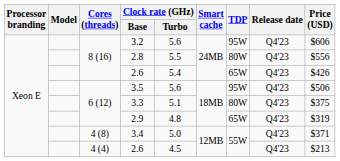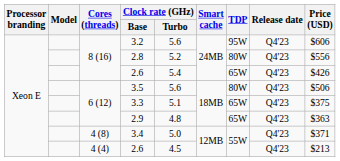(175, 57) 5.5 -> (175, 57) 5.2
(238, 88) 95W -> (238, 88) 80W
(238, 103) 80W -> (238, 103) 65W
(320, 118) $319 -> (320, 118) $363
